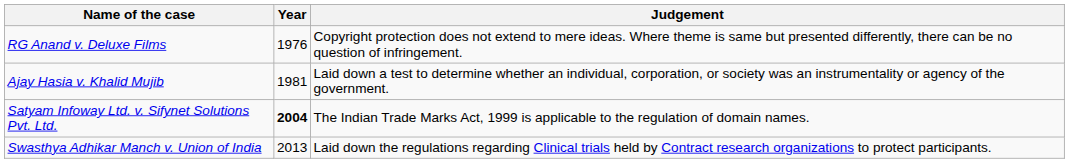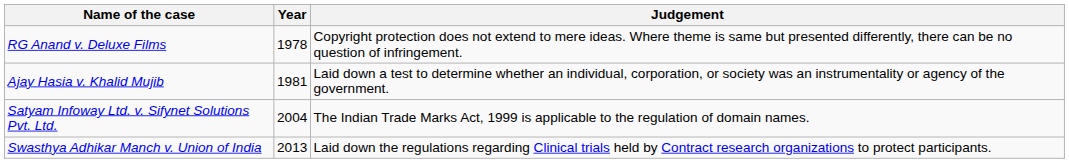(292, 44) 1976 -> (292, 44) 1978
(292, 118) bold -> (292, 118) normal
